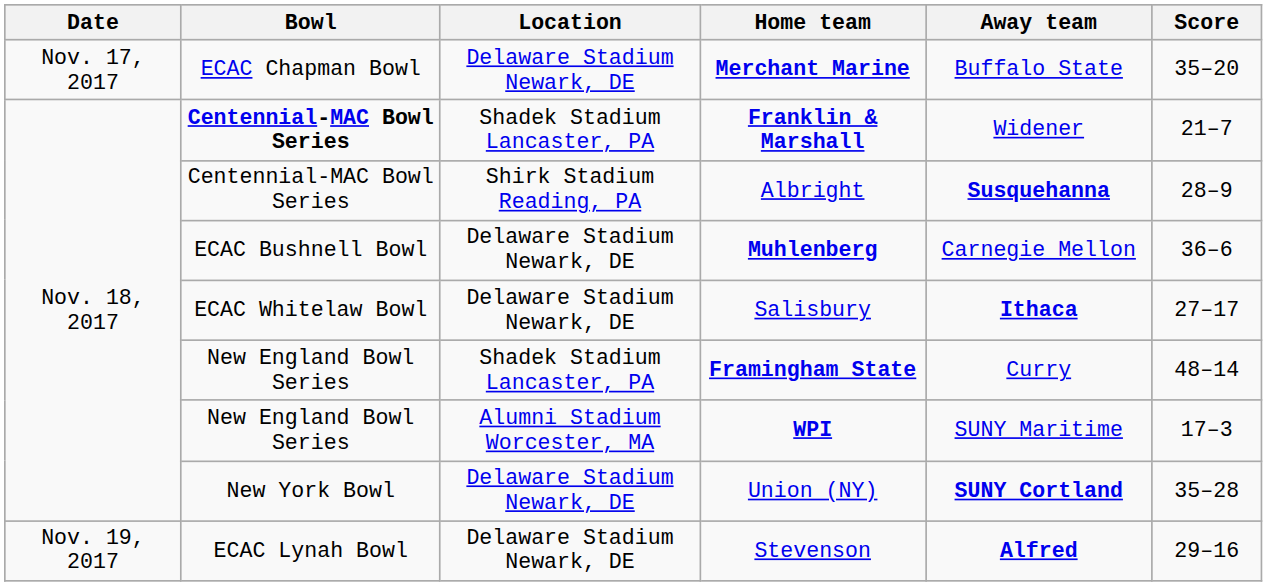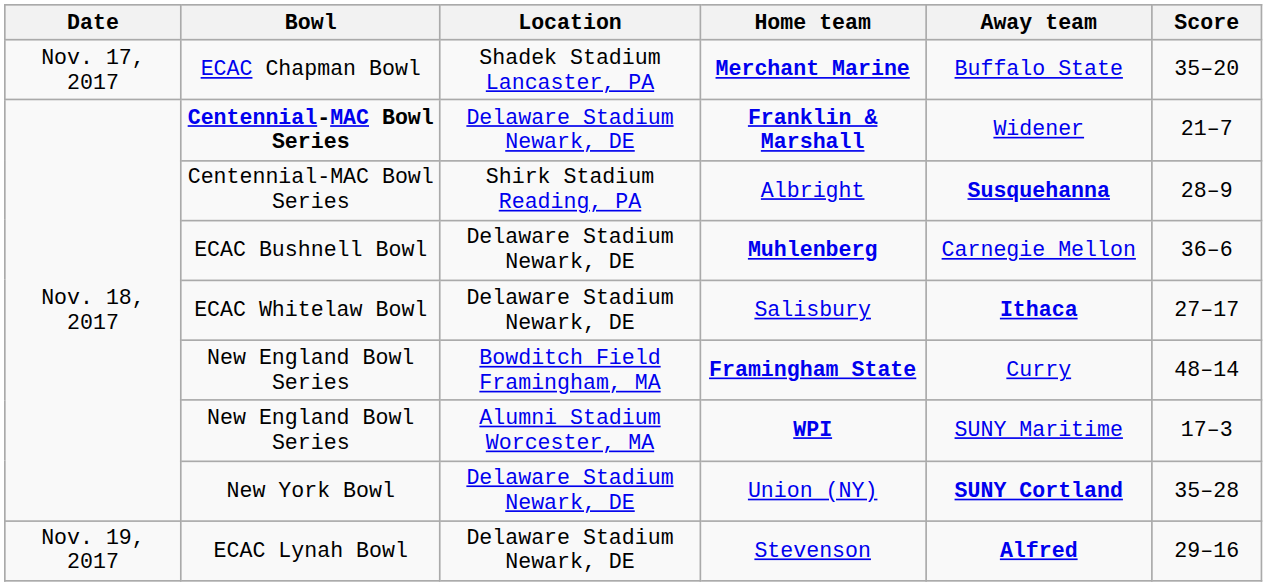(570, 70) Delaware Stadium Newark, DE -> (570, 70) Shadek Stadium Lancaster, PA
(570, 130) Shadek Stadium Lancaster, PA -> (570, 130) Delaware Stadium Newark, DE
(570, 370) Shadek Stadium Lancaster, PA -> (570, 370) Bowditch Field Framingham, MA
